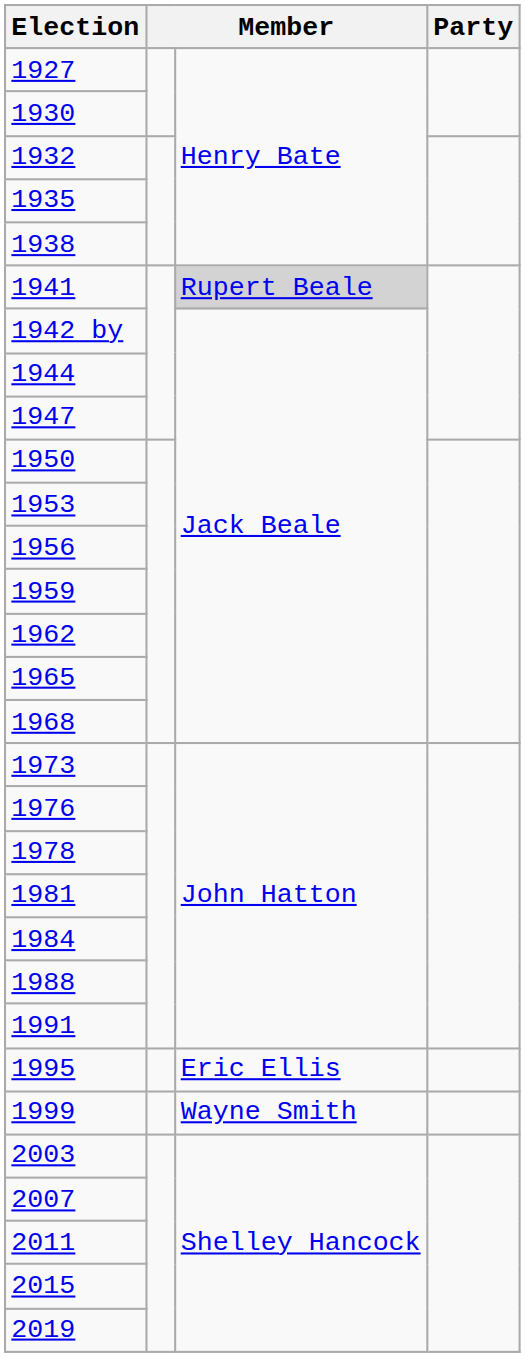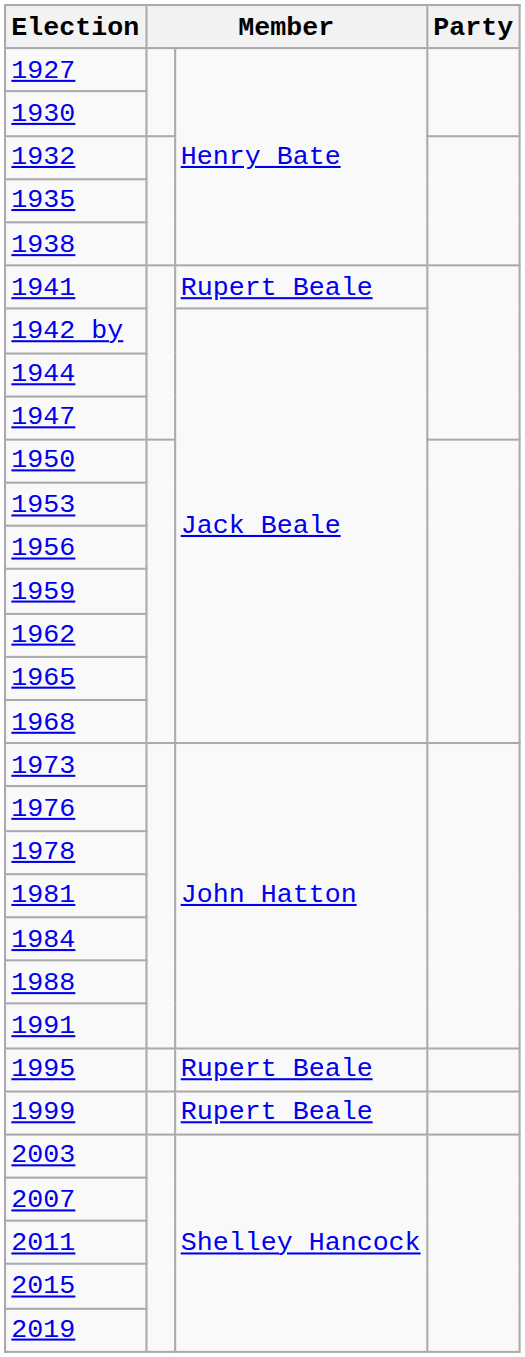(277, 287) lightgrey background -> (277, 287) no background
(261, 1069) Eric Ellis -> (277, 1069) Rupert Beale
(269, 1113) Wayne Smith -> (277, 1113) Rupert Beale
